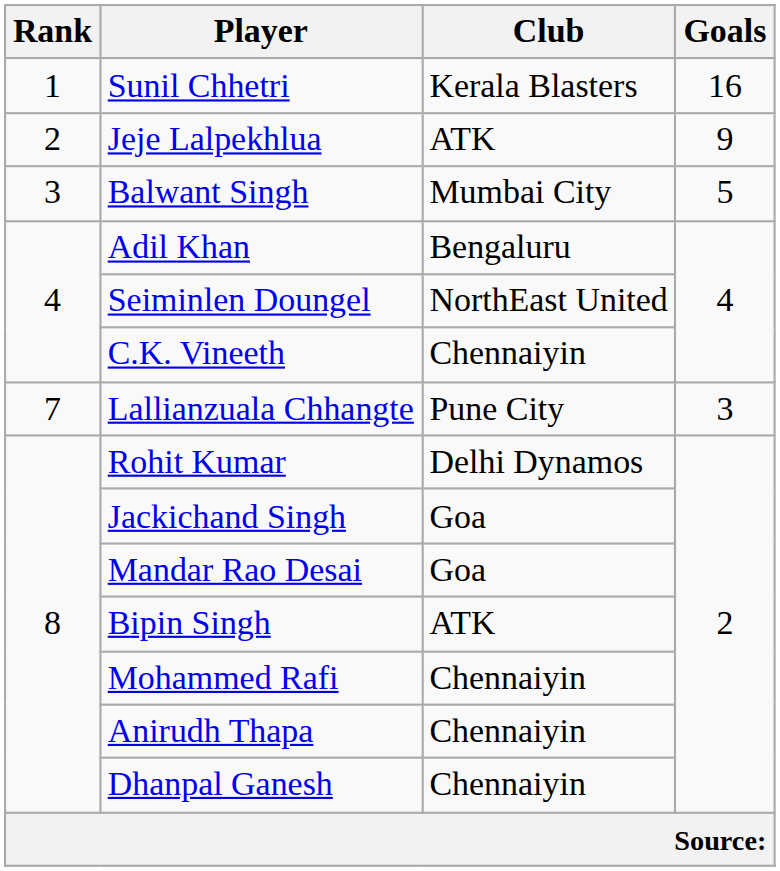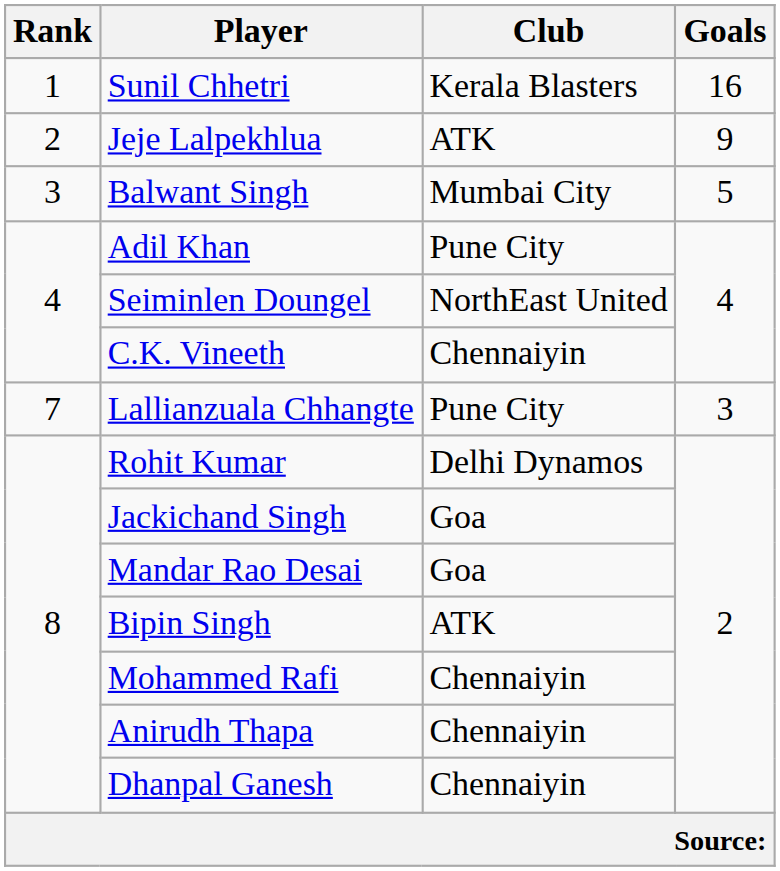(500, 246) Bengaluru -> (497, 246) Pune City
